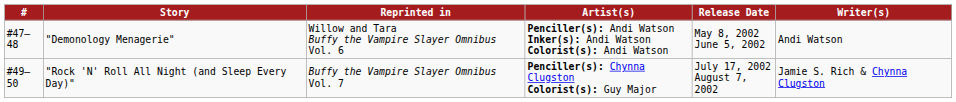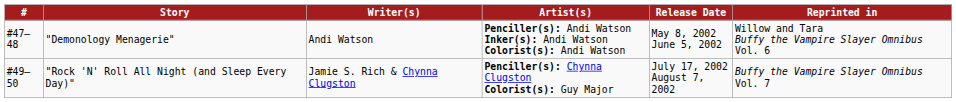columns swapped: (864, 12) <-> (416, 12)
